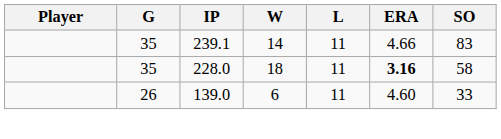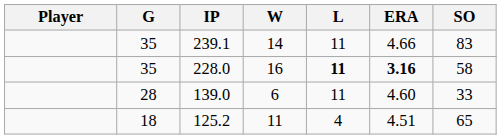(275, 69) 18 -> (275, 69) 16
(338, 69) normal -> (338, 69) bold
(148, 95) 26 -> (148, 95) 28
+ row: (212, 120)
